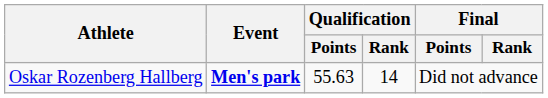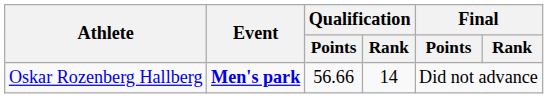(334, 78) 55.63 -> (334, 78) 56.66
